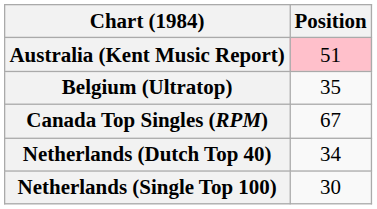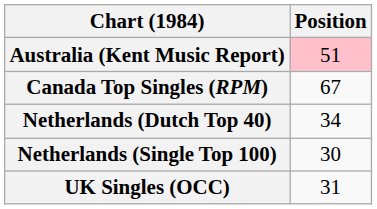- row: (147, 87)
+ row: (147, 187)
